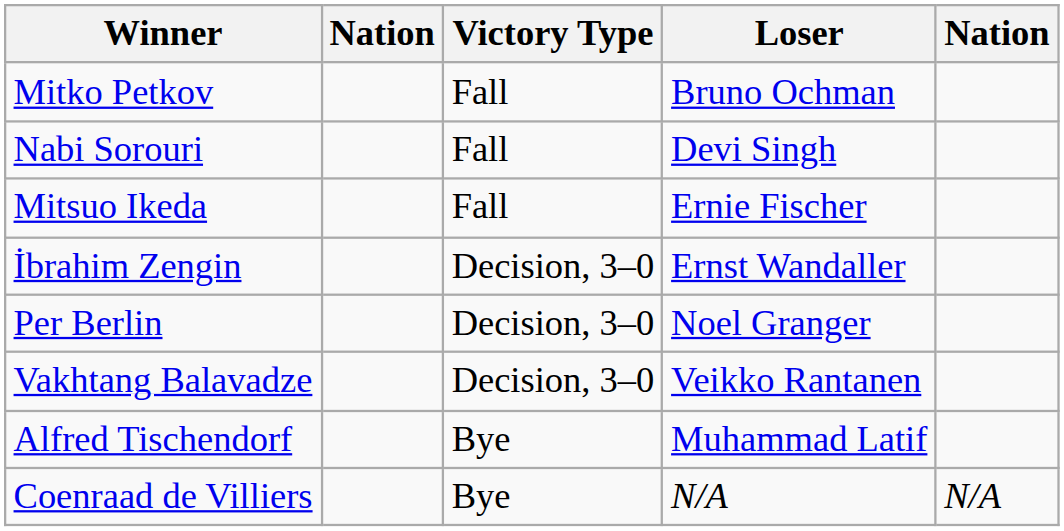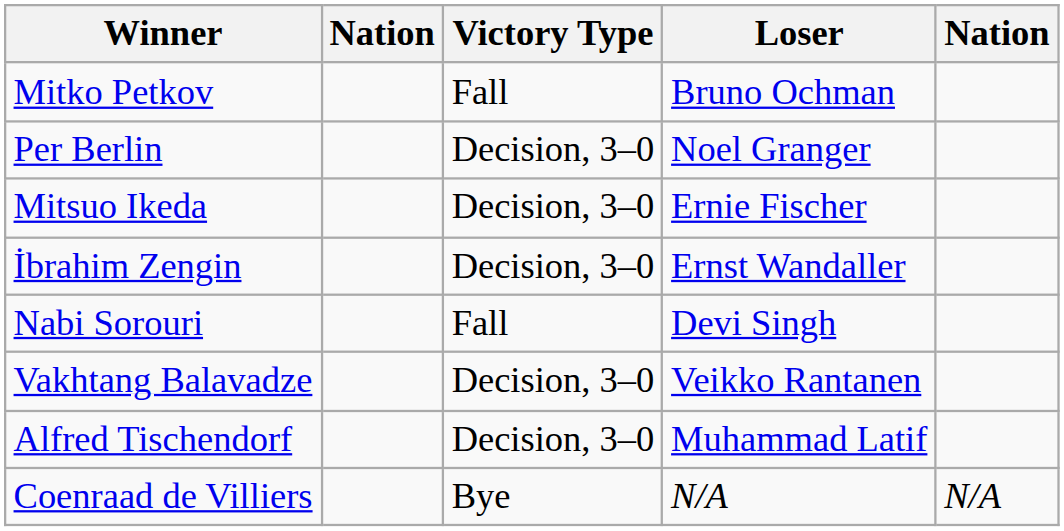rows swapped: (108, 149) <-> (88, 322)
(480, 206) Fall -> (553, 206) Decision, 3–0
(481, 438) Bye -> (553, 438) Decision, 3–0
